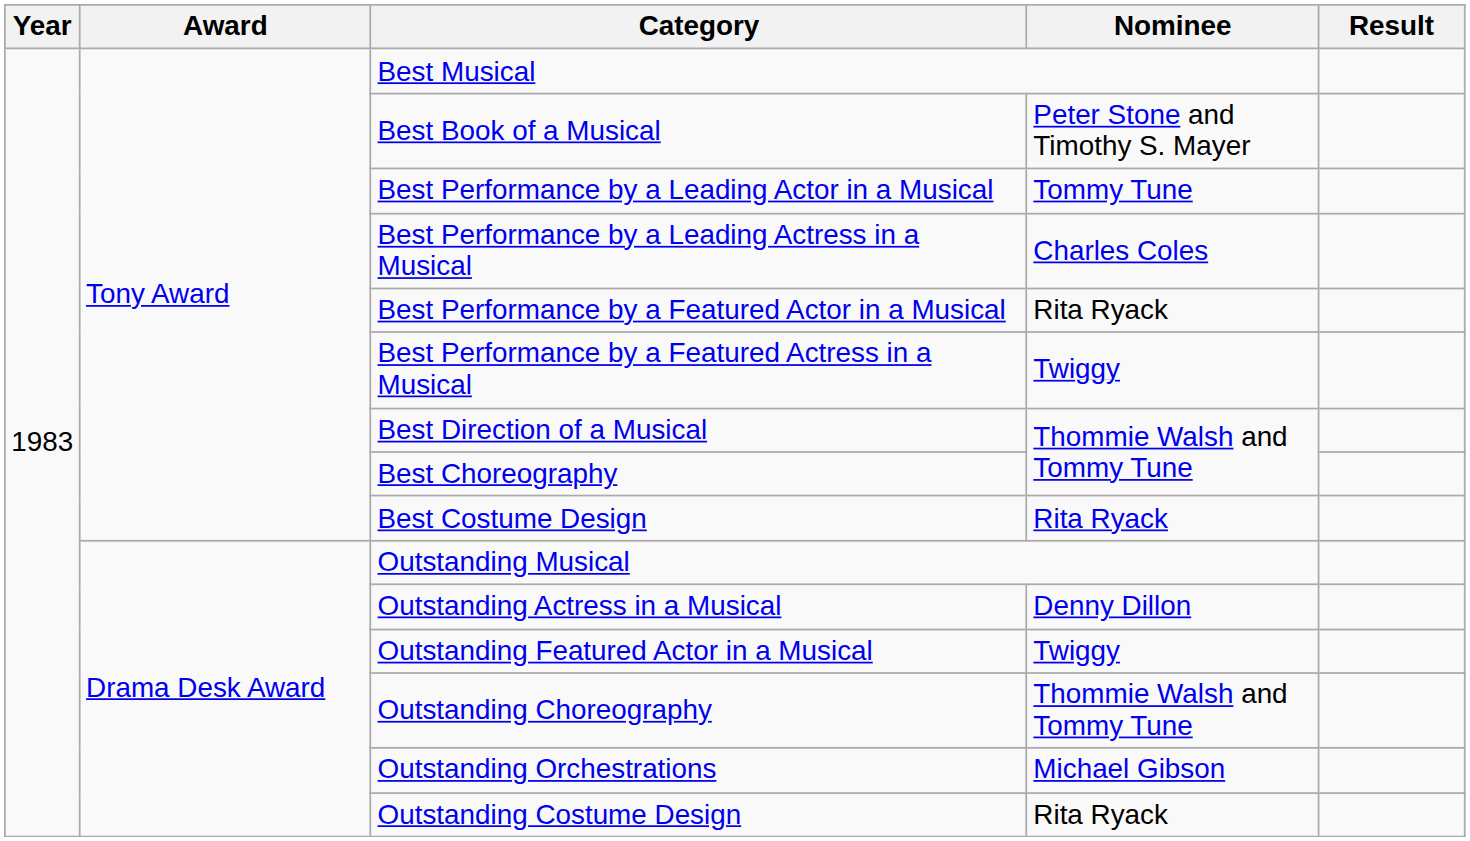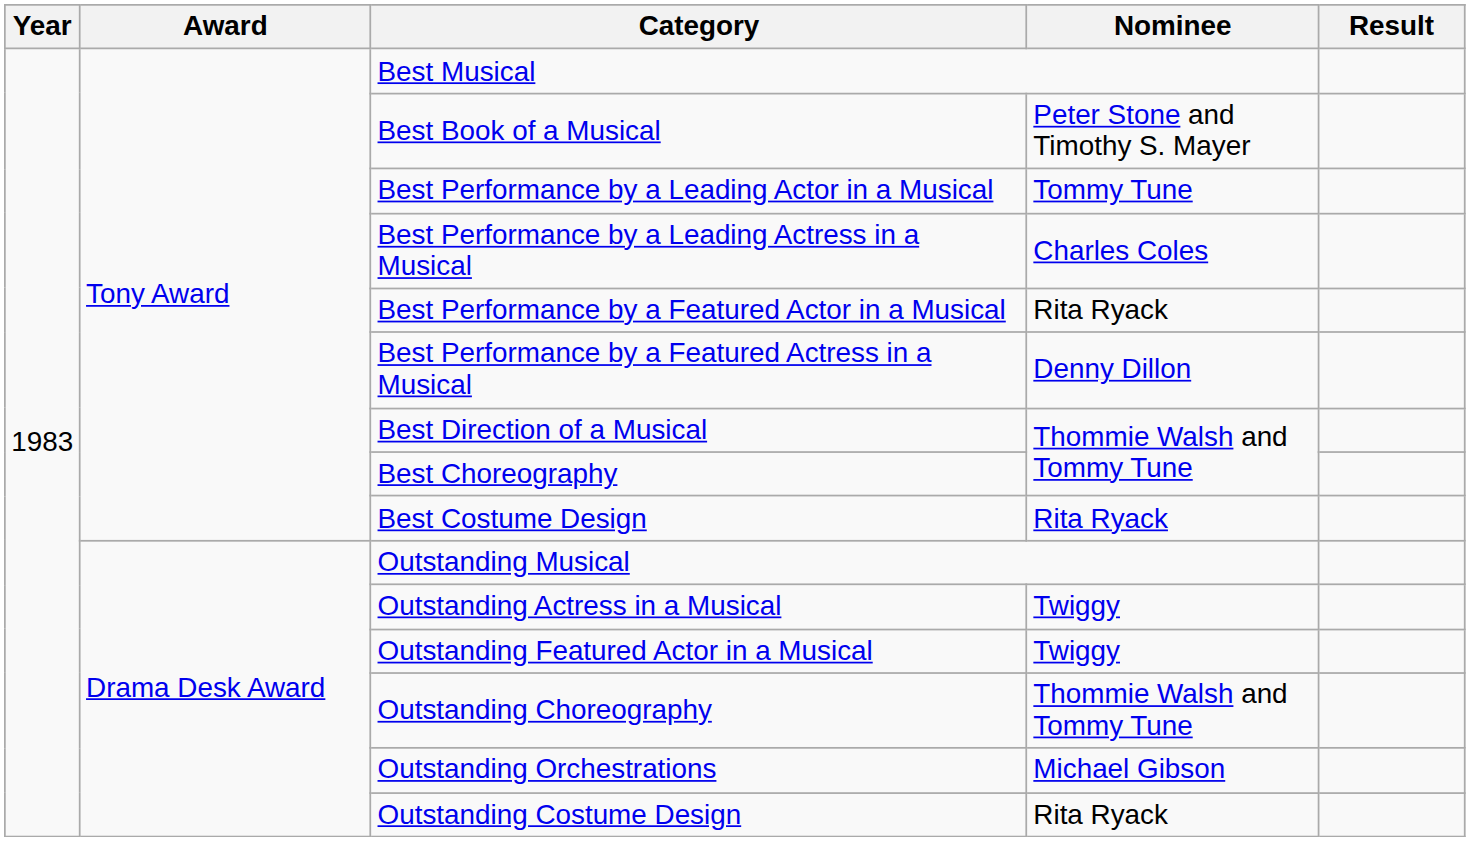(1077, 369) Twiggy -> (1112, 369) Denny Dillon
(1112, 606) Denny Dillon -> (1077, 606) Twiggy
